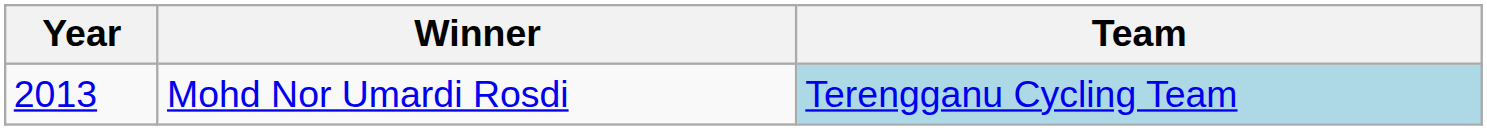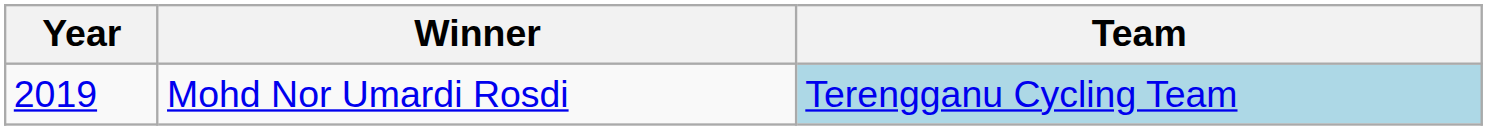(55, 93) 2013 -> (55, 93) 2019
